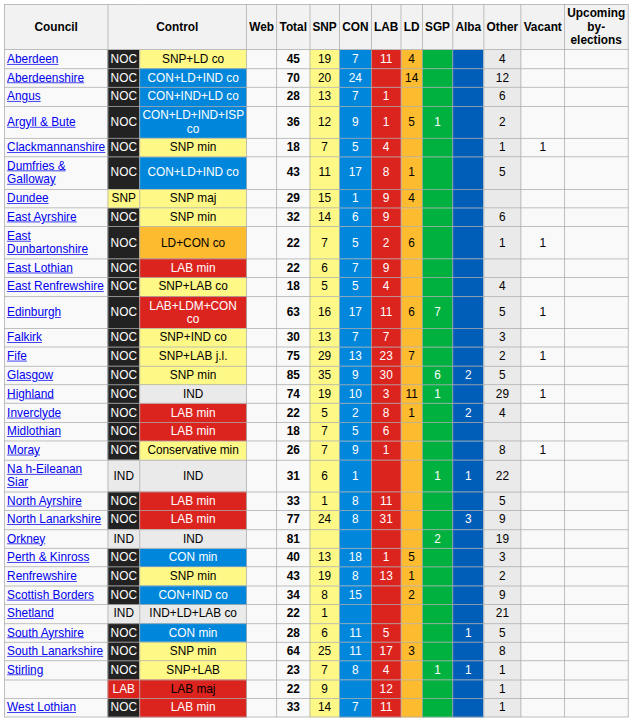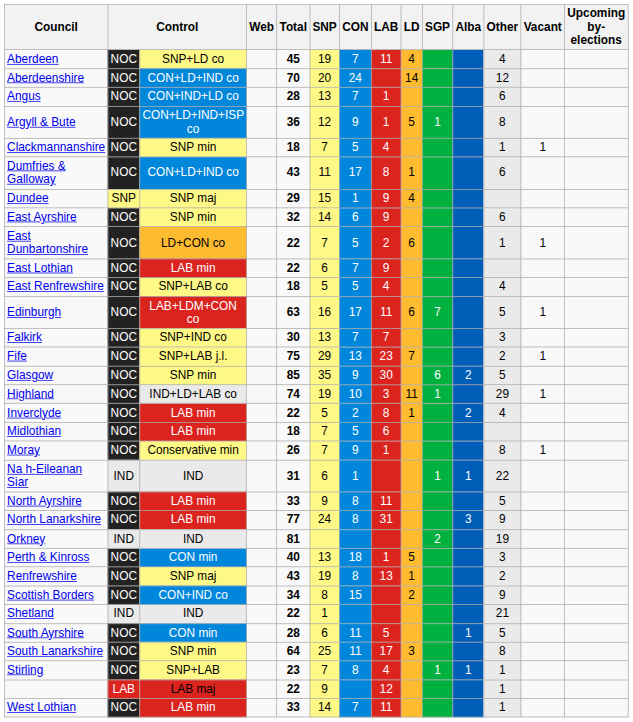(502, 122) 2 -> (502, 122) 8
(502, 173) 5 -> (502, 173) 6
(193, 394) IND -> (193, 394) IND+LD+LAB co
(325, 501) 1 -> (325, 501) 9
(193, 576) SNP min -> (193, 576) SNP maj
(193, 614) IND+LD+LAB co -> (193, 614) IND
